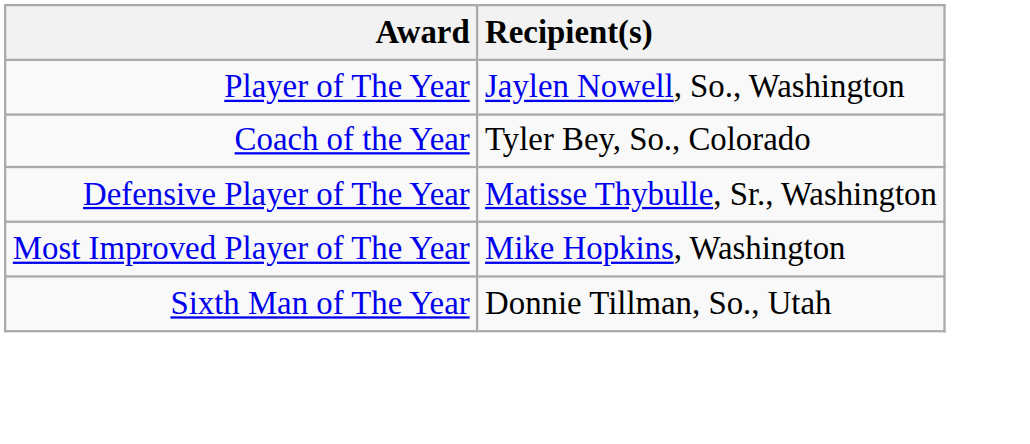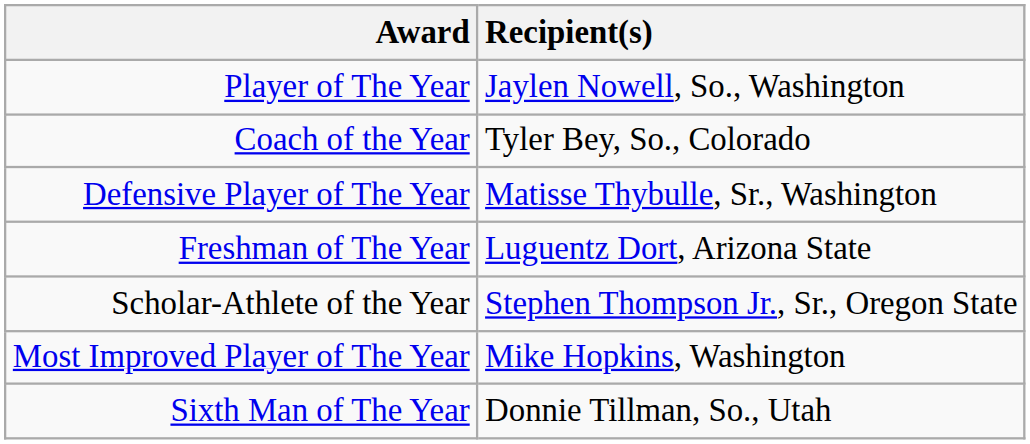+ row: (324, 248)
+ row: (291, 302)
